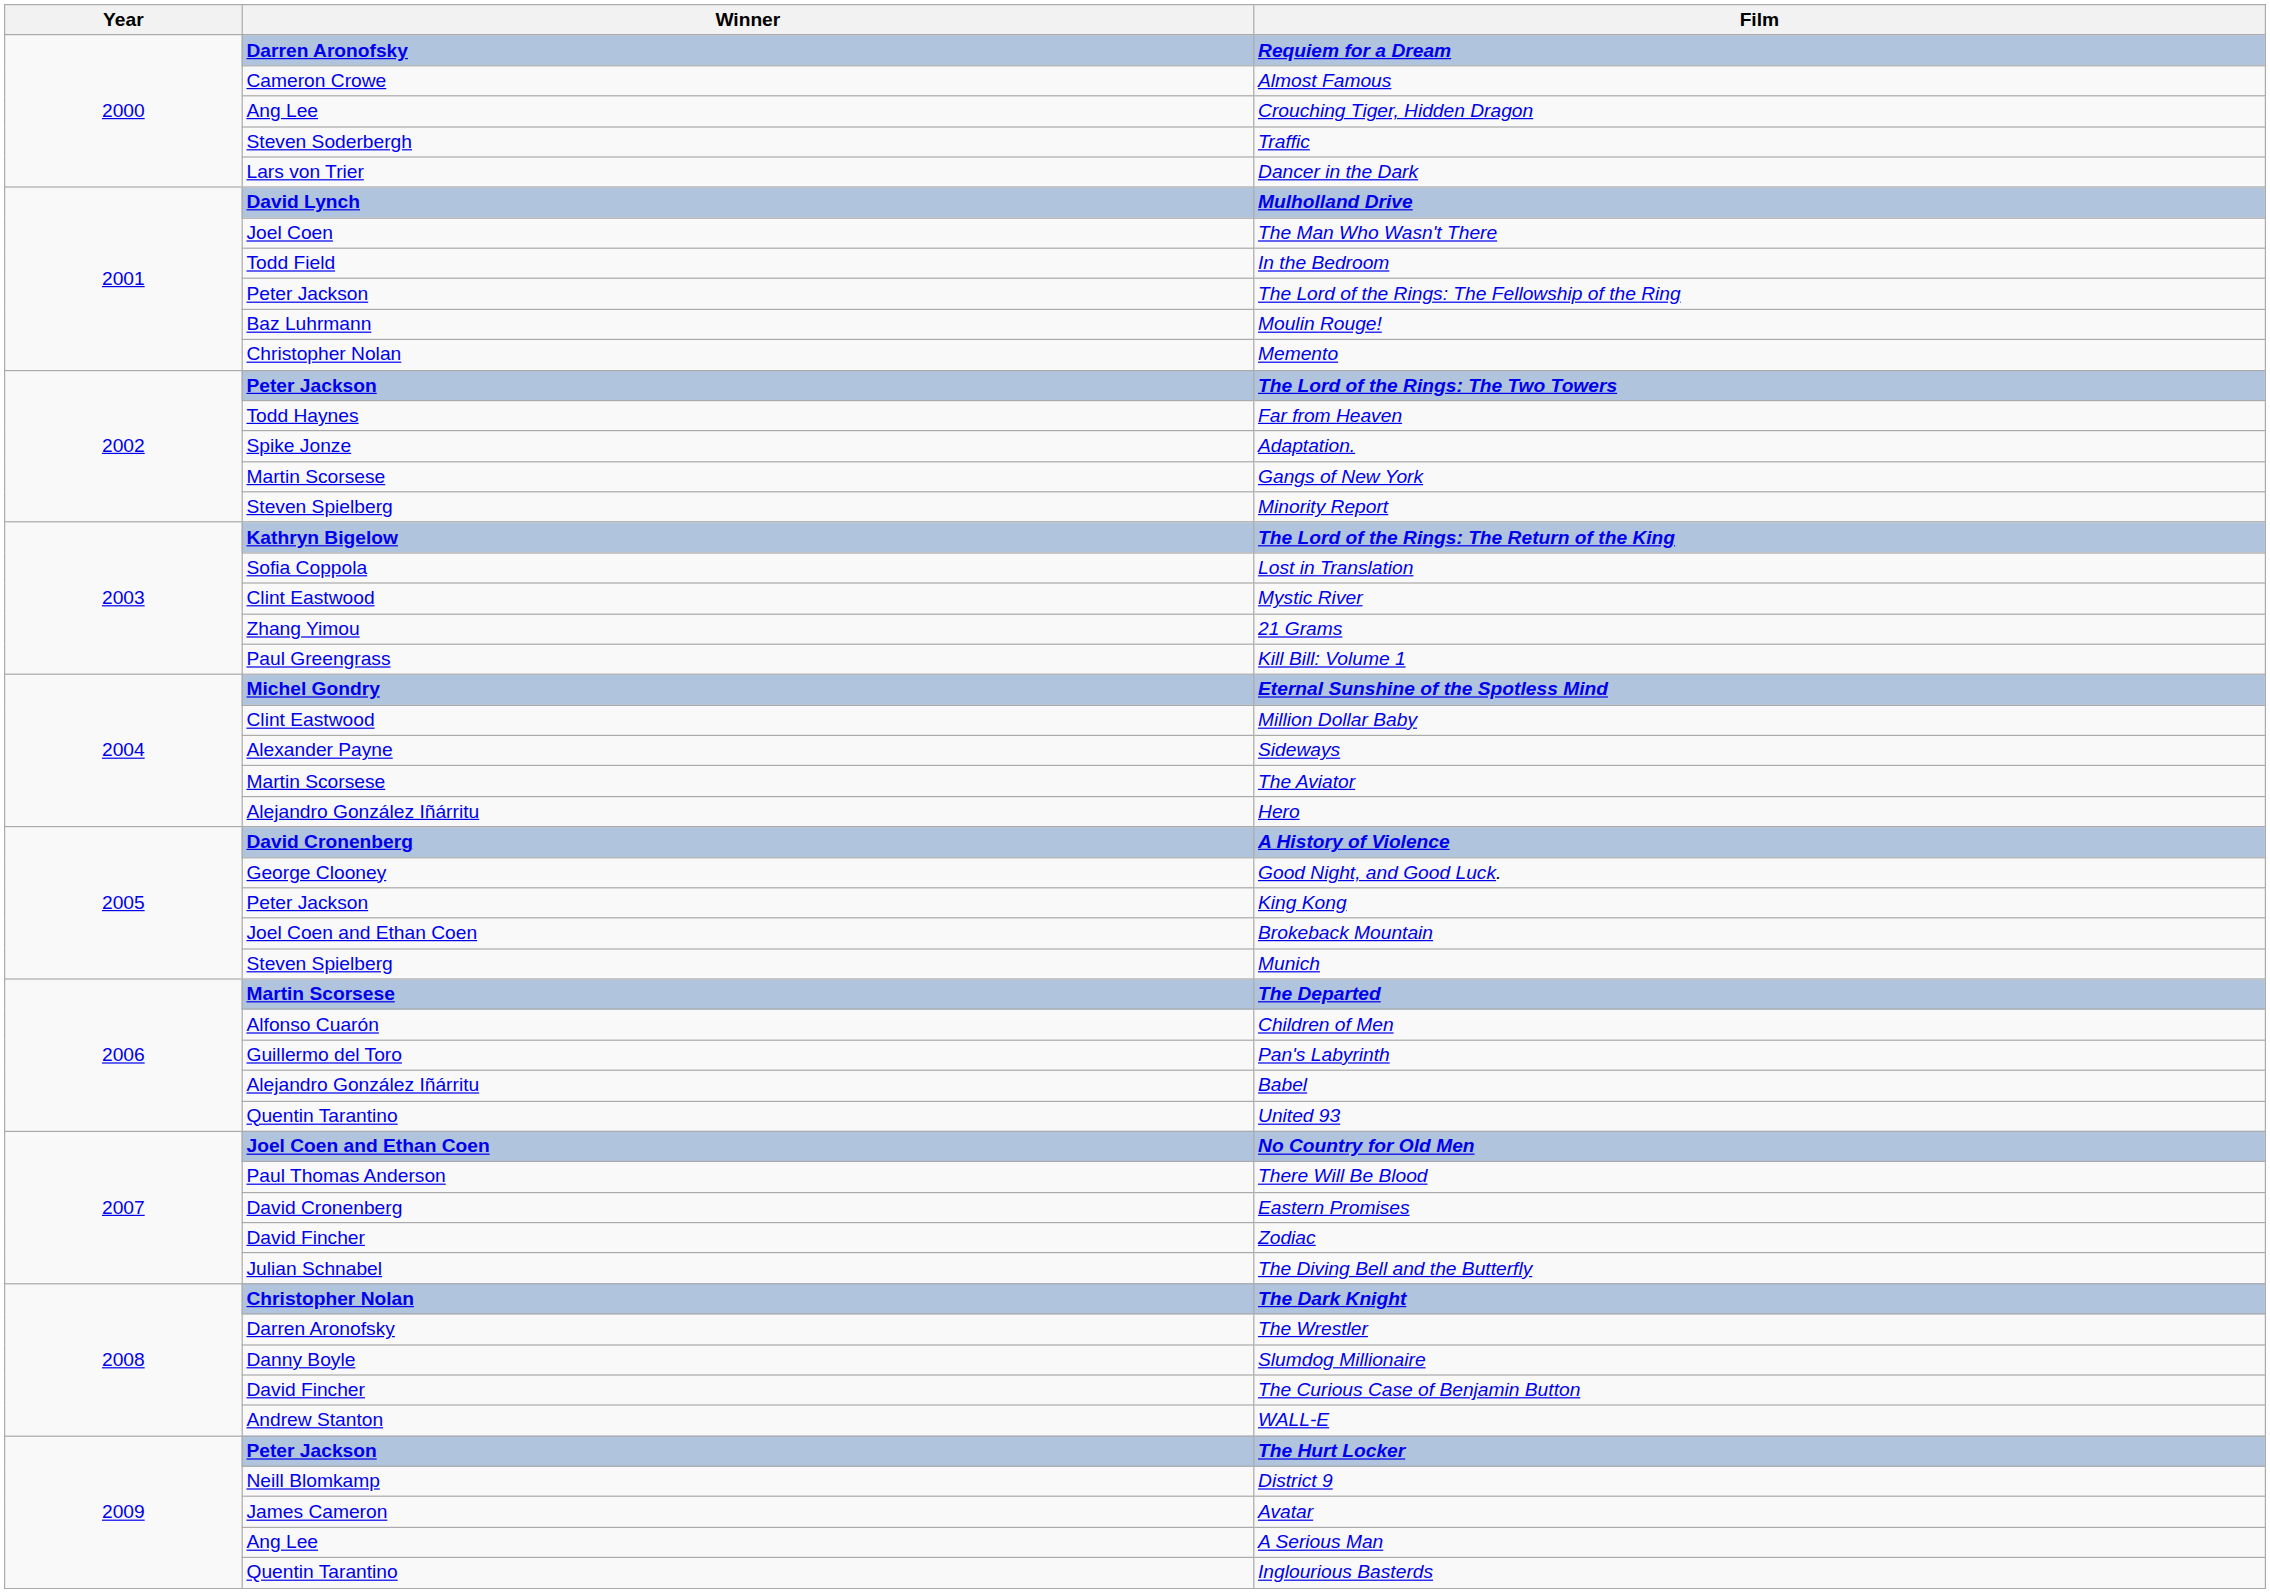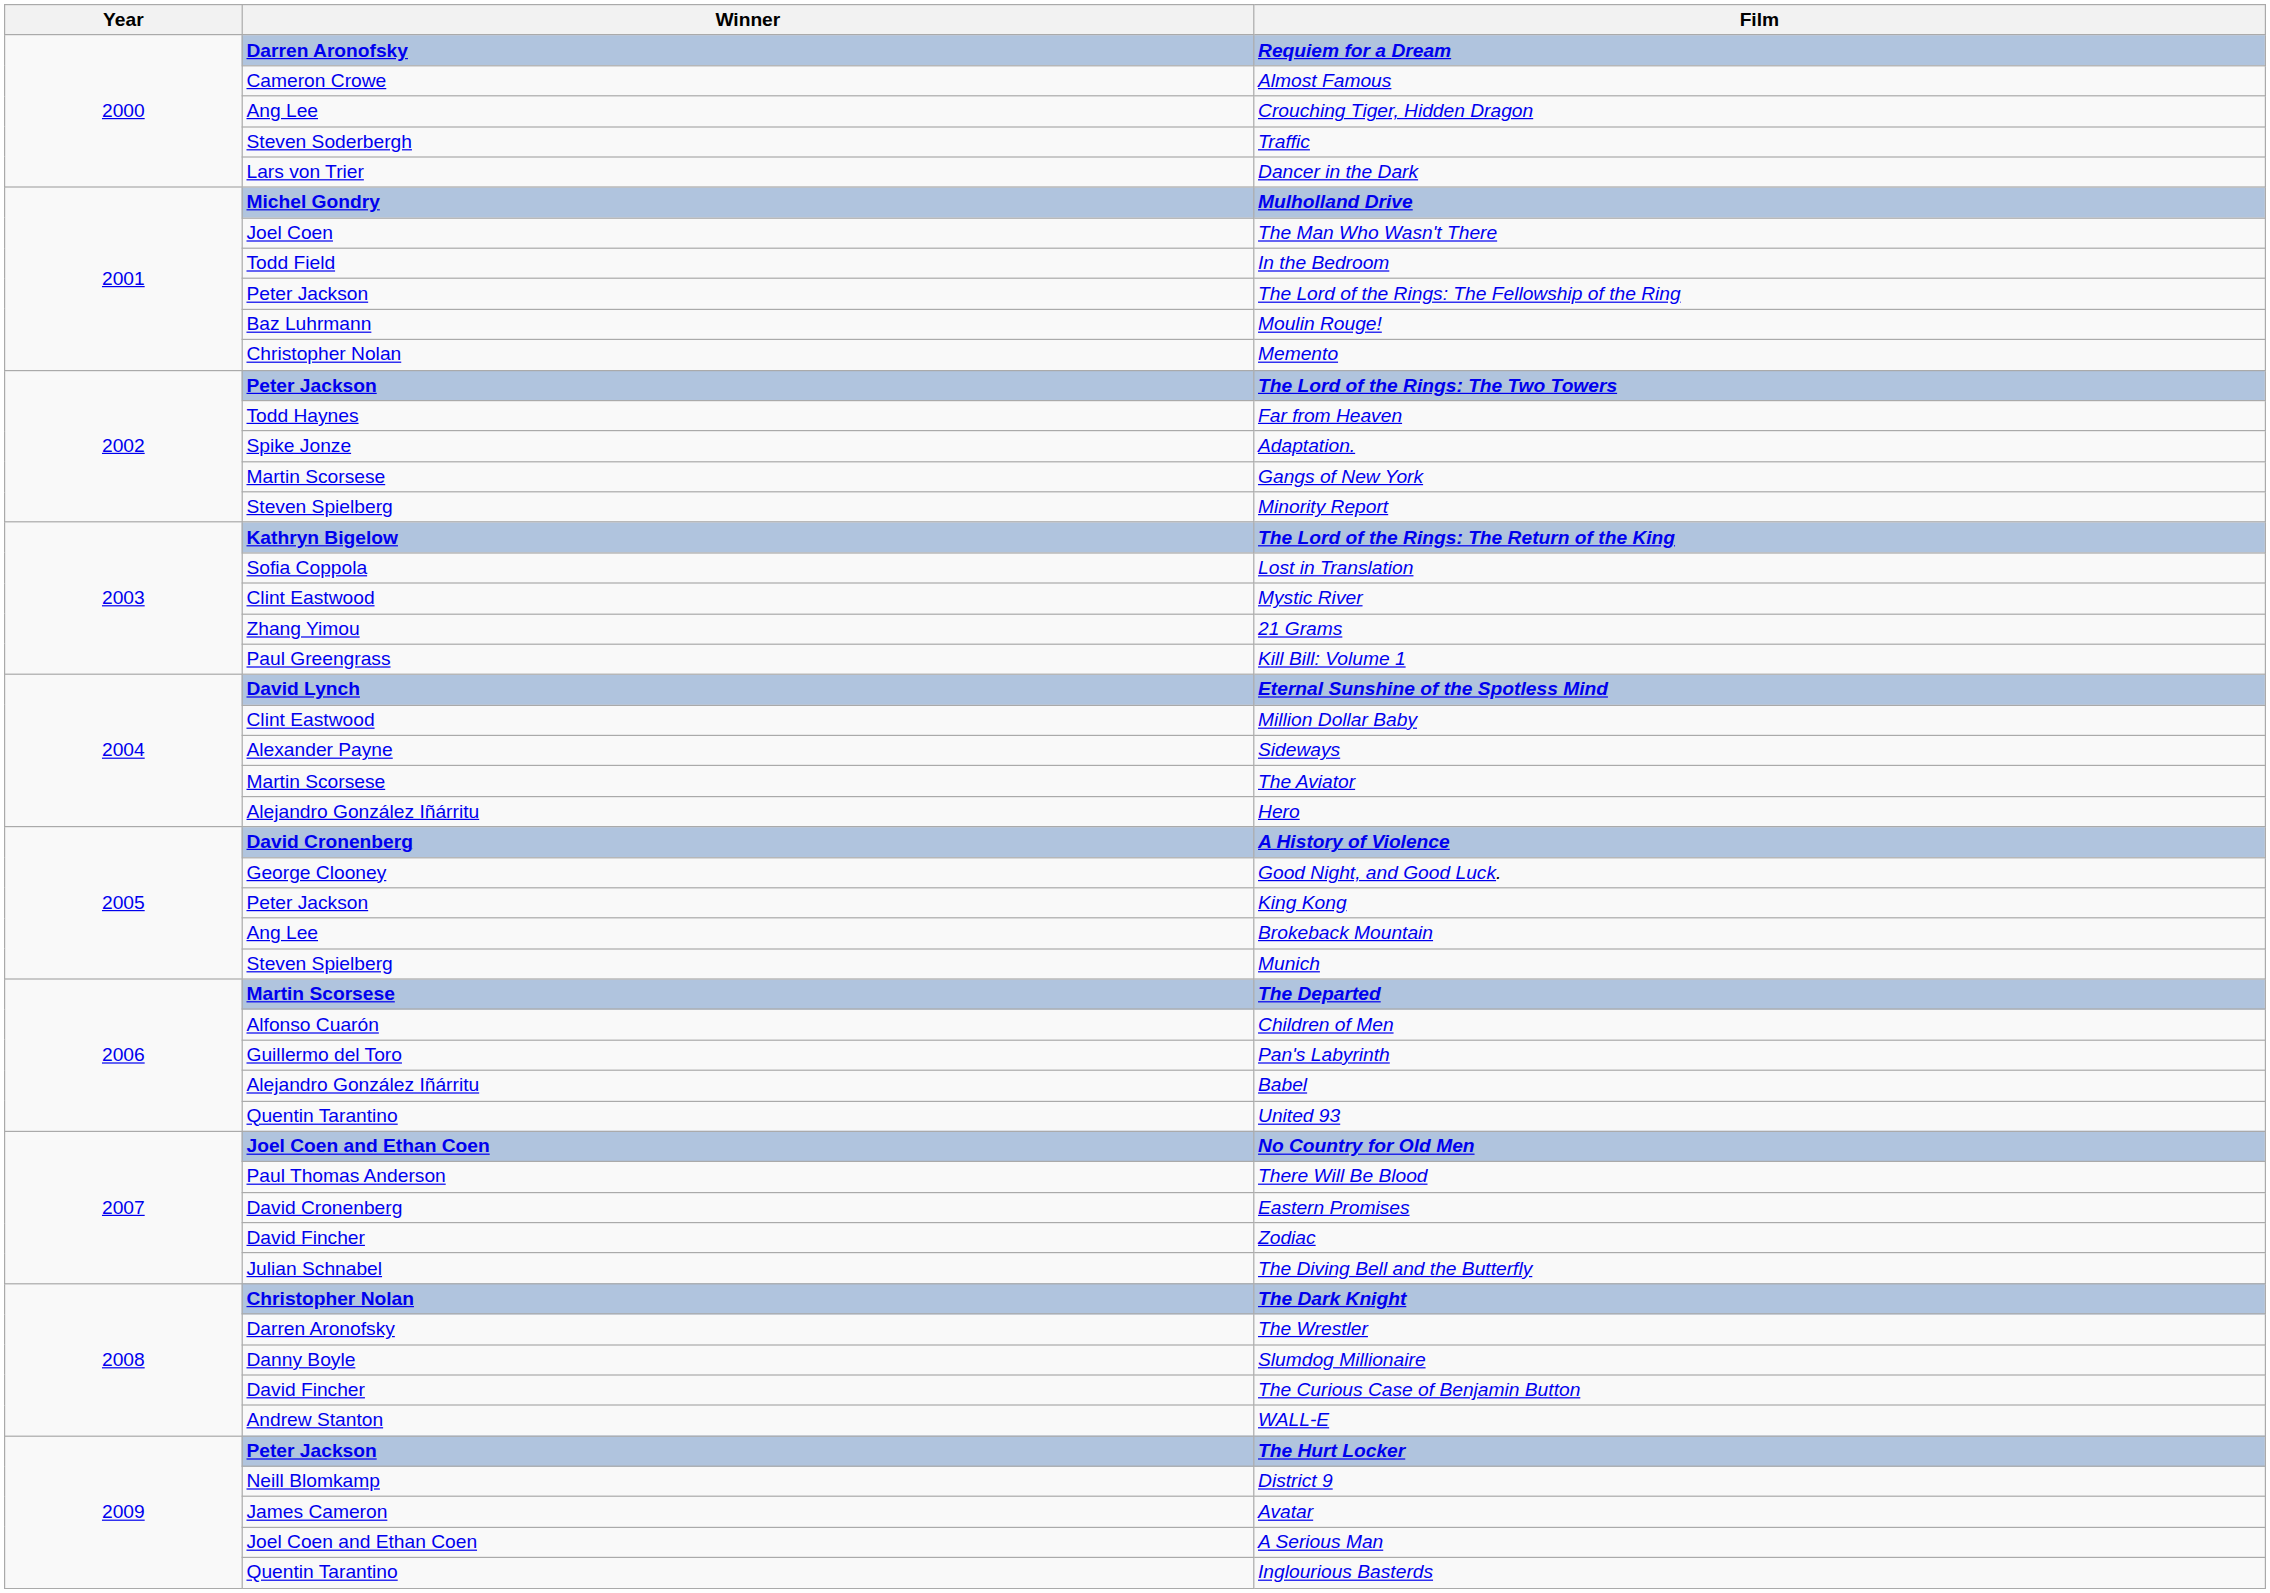(303, 202) David Lynch -> (313, 202) Michel Gondry
(313, 689) Michel Gondry -> (303, 689) David Lynch
(362, 933) Joel Coen and Ethan Coen -> (282, 933) Ang Lee
(282, 1542) Ang Lee -> (362, 1542) Joel Coen and Ethan Coen
